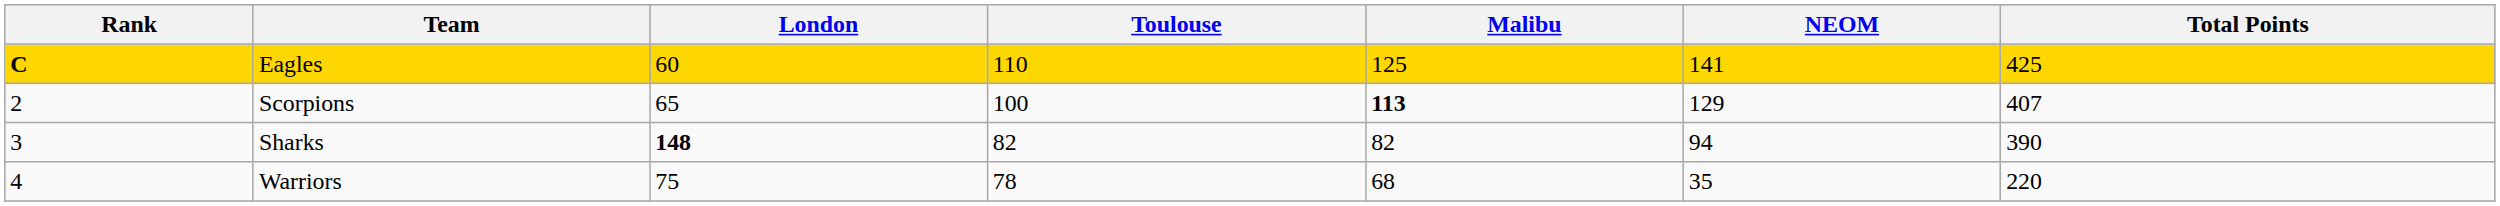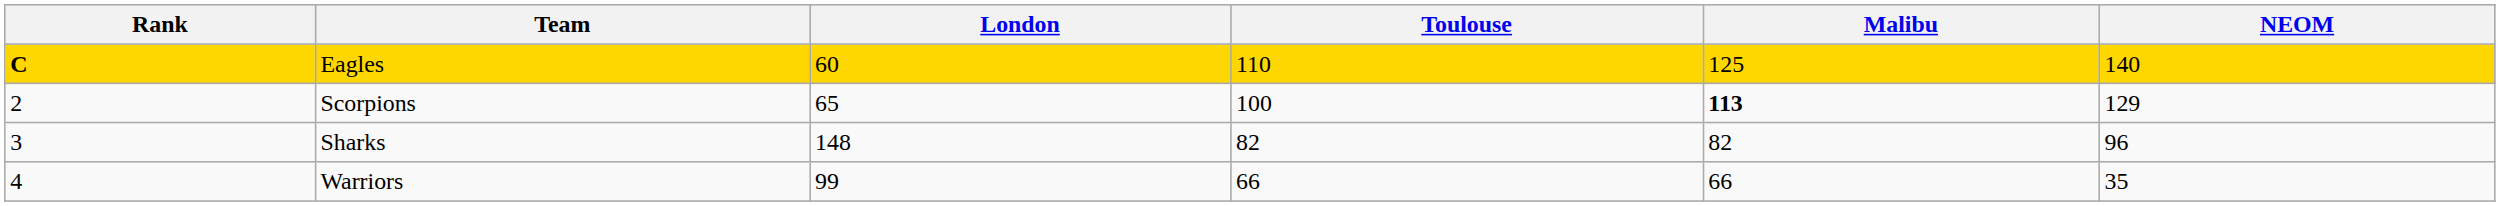- column: (2248, 24)
(1707, 63) 141 -> (2122, 63) 140
(673, 142) bold -> (833, 142) normal
(1701, 142) 94 -> (2116, 142) 96
(667, 181) 75 -> (827, 181) 99
(1005, 181) 78 -> (1248, 181) 66
(1383, 181) 68 -> (1720, 181) 66
